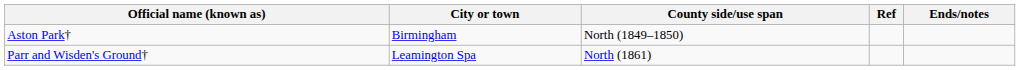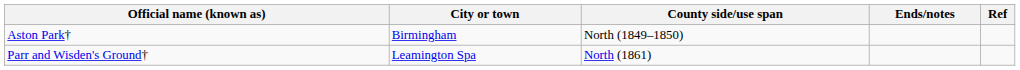columns swapped: (959, 14) <-> (886, 14)
